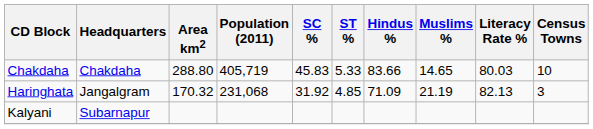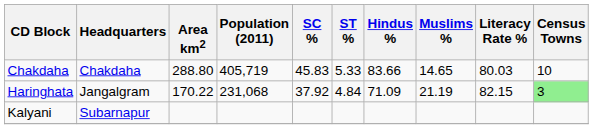(193, 91) 170.32 -> (193, 91) 170.22
(312, 91) 31.92 -> (312, 91) 37.92
(348, 91) 4.85 -> (348, 91) 4.84
(496, 91) 82.13 -> (496, 91) 82.15
(541, 91) no background -> (541, 91) lightgreen background
